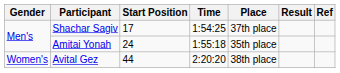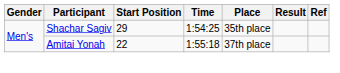(128, 28) 17 -> (122, 28) 29
(254, 28) 37th place -> (247, 28) 35th place
(128, 44) 24 -> (122, 44) 22
(254, 44) 35th place -> (247, 44) 37th place
- row: (75, 60)
